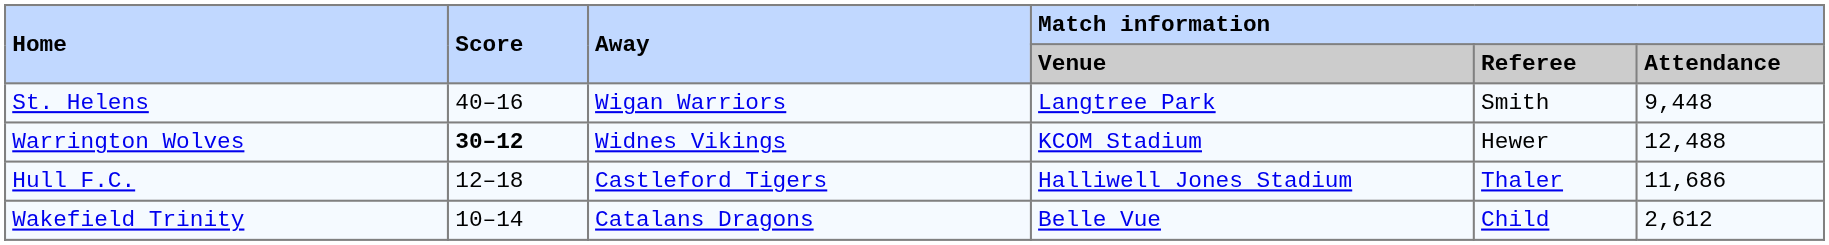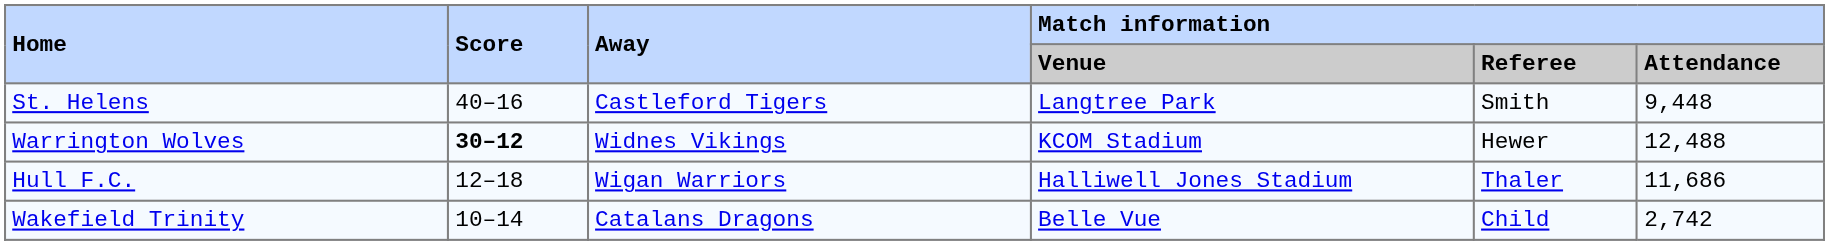(691, 103) Wigan Warriors -> (711, 103) Castleford Tigers
(711, 181) Castleford Tigers -> (691, 181) Wigan Warriors
(1678, 220) 2,612 -> (1678, 220) 2,742
